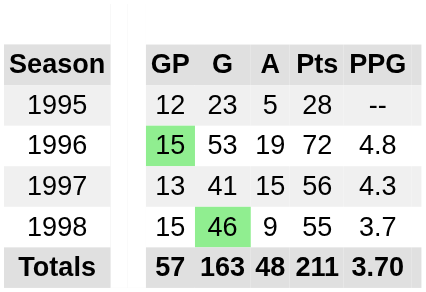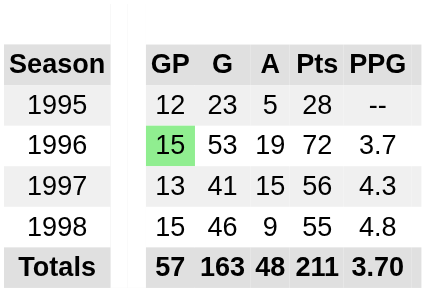(378, 145) 4.8 -> (378, 145) 3.7
(223, 226) lightgreen background -> (223, 226) no background
(378, 226) 3.7 -> (378, 226) 4.8
